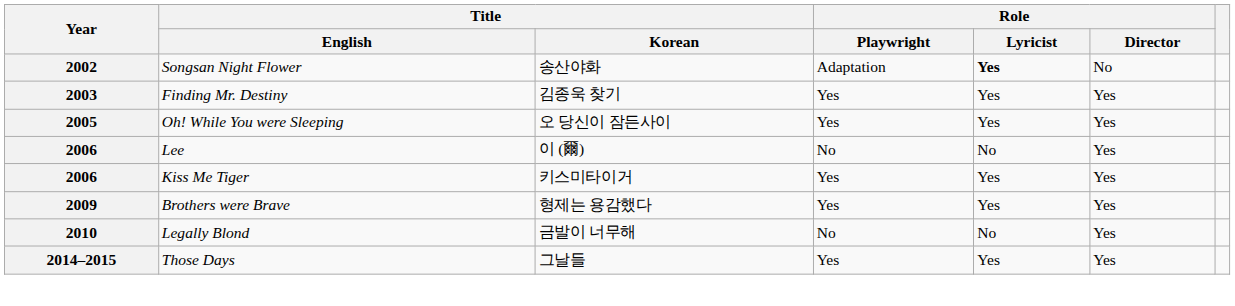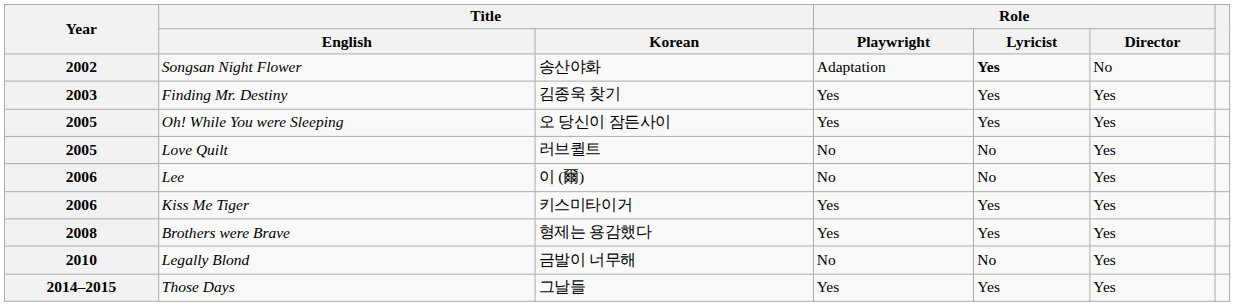+ row: (195, 150)
(81, 205) 2009 -> (81, 232) 2008
